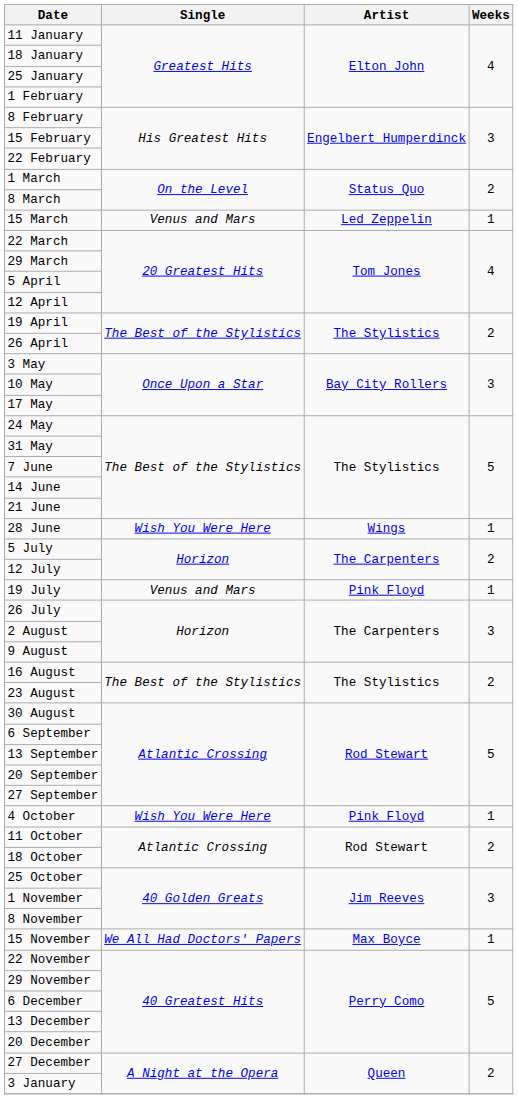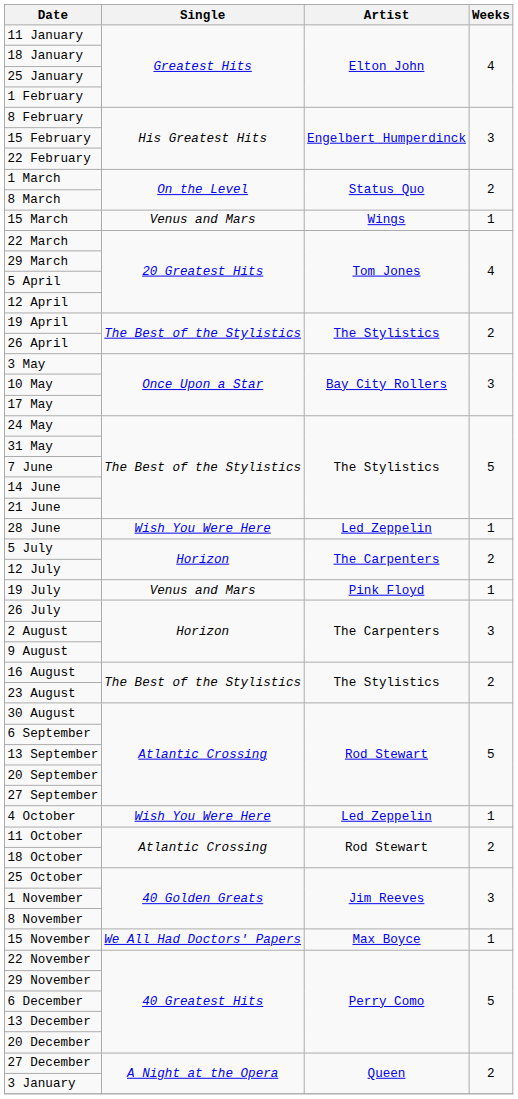(387, 220) Led Zeppelin -> (387, 220) Wings
(387, 529) Wings -> (387, 529) Led Zeppelin
(387, 816) Pink Floyd -> (387, 816) Led Zeppelin
